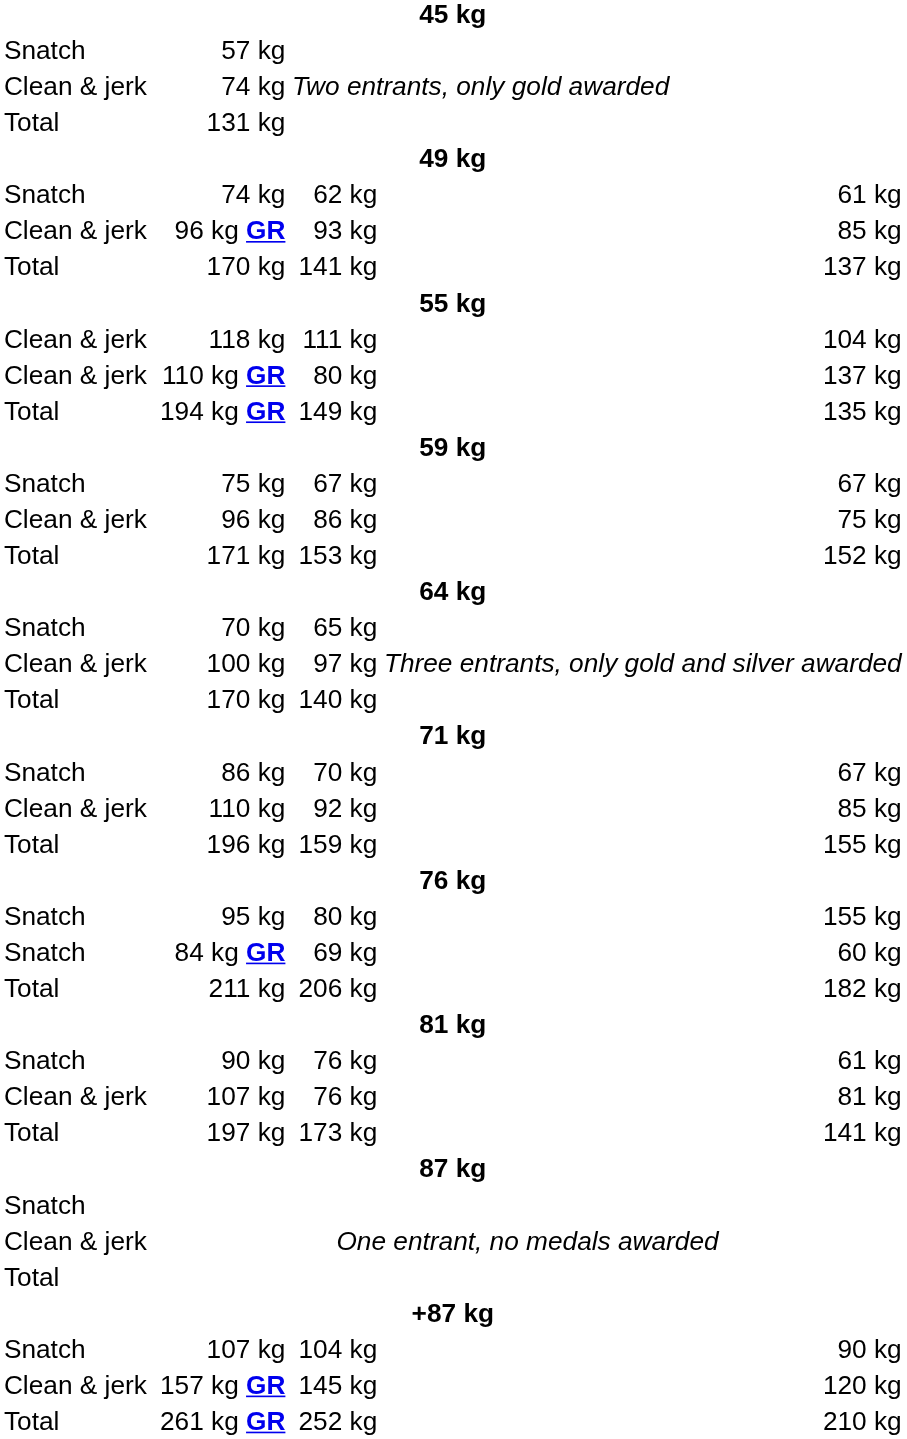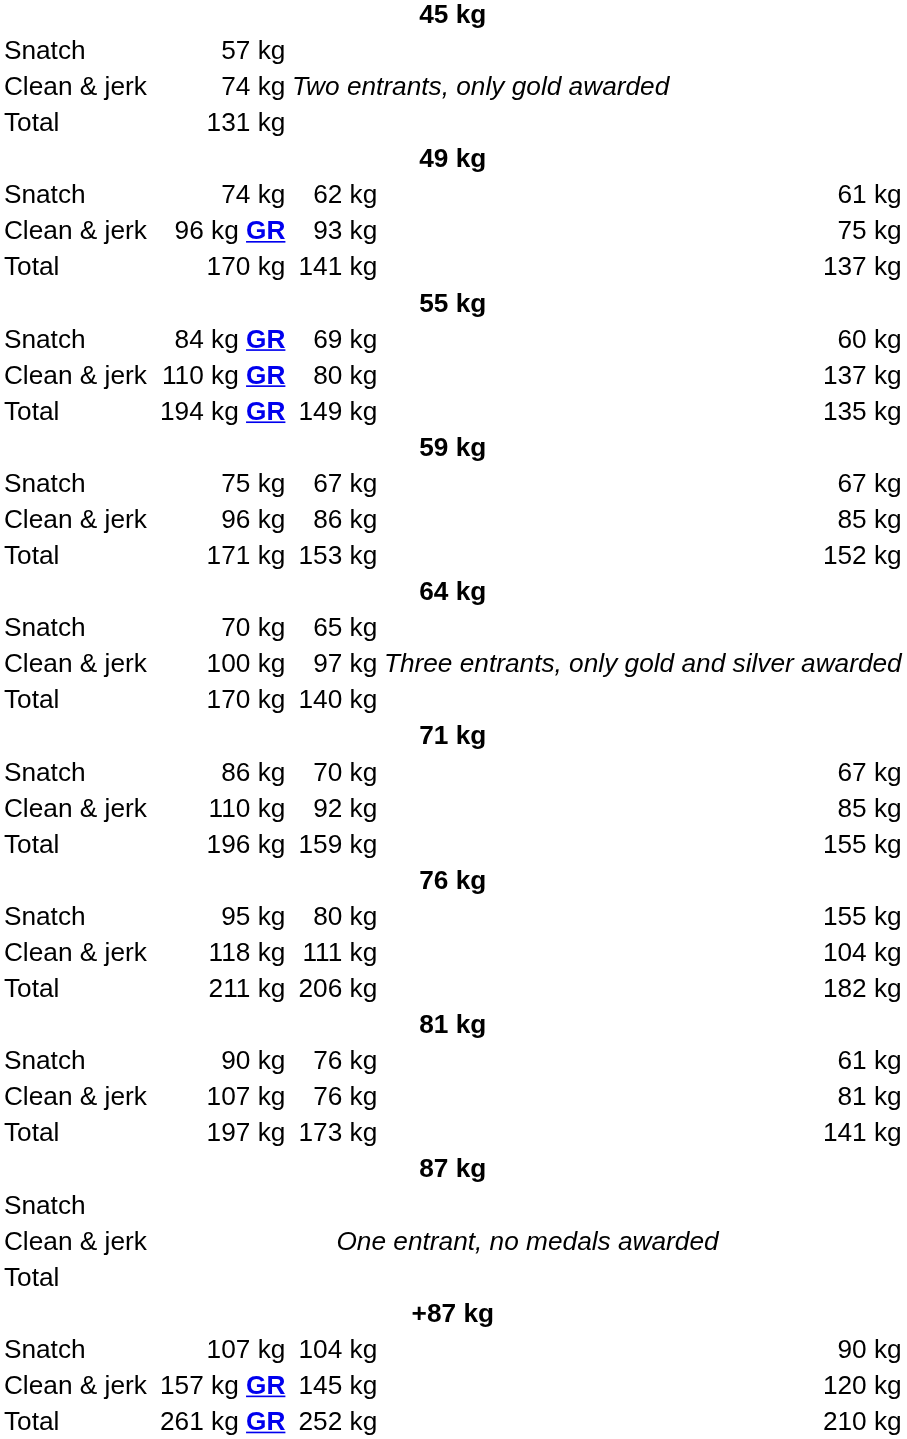(870, 230) 85 kg -> (870, 230) 75 kg
rows swapped: (45, 952) <-> (75, 339)
(870, 519) 75 kg -> (870, 519) 85 kg
